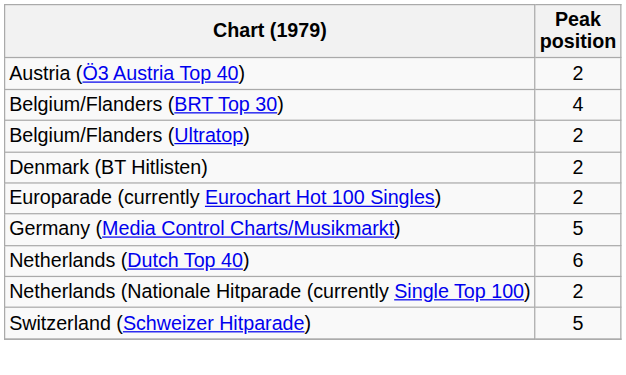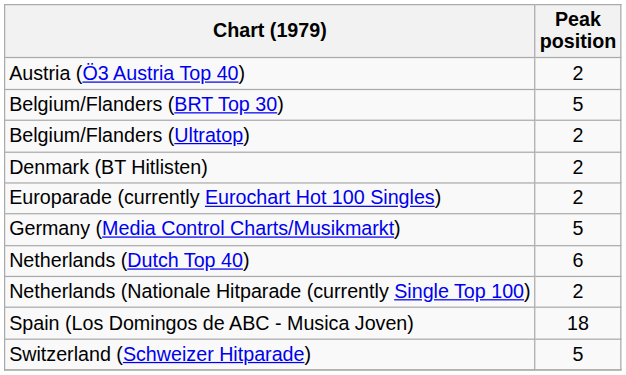(578, 104) 4 -> (578, 104) 5
+ row: (212, 323)
